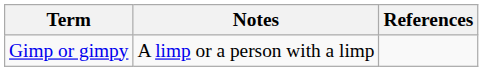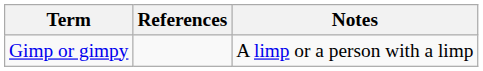columns swapped: (256, 19) <-> (428, 19)
